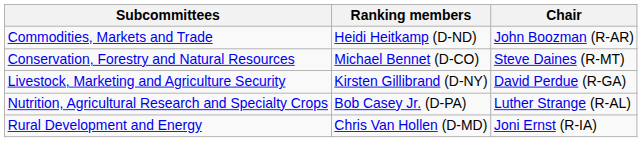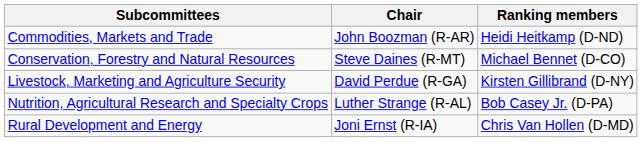columns swapped: (564, 15) <-> (411, 15)
